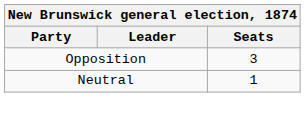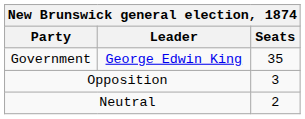+ row: (51, 59)
(254, 81) 1 -> (275, 103) 2
